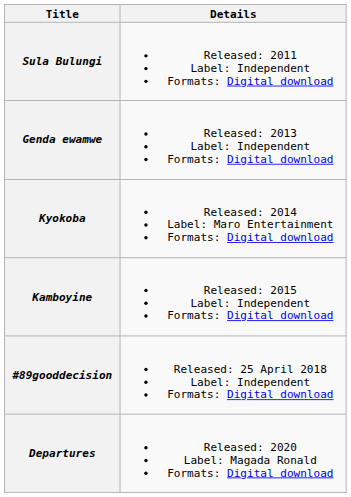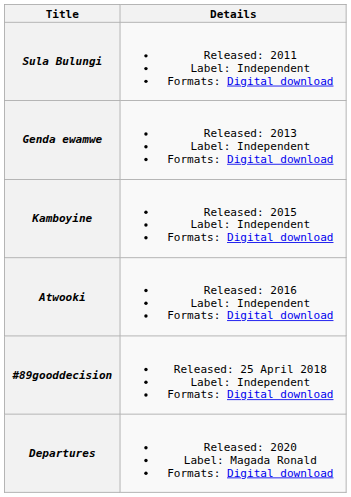- row: (62, 218)
+ row: (62, 297)
